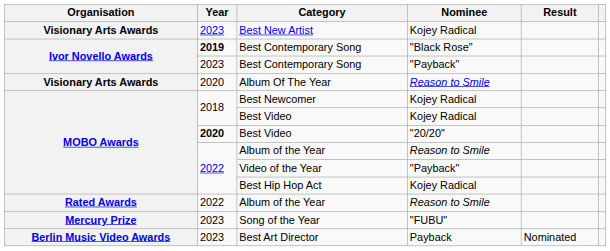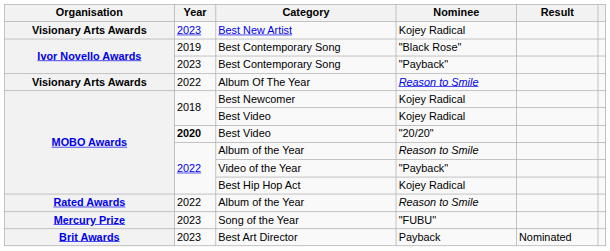(212, 47) bold -> (189, 47) normal
(212, 82) 2020 -> (189, 82) 2022
(101, 237) Berlin Music Video Awards -> (89, 237) Brit Awards
